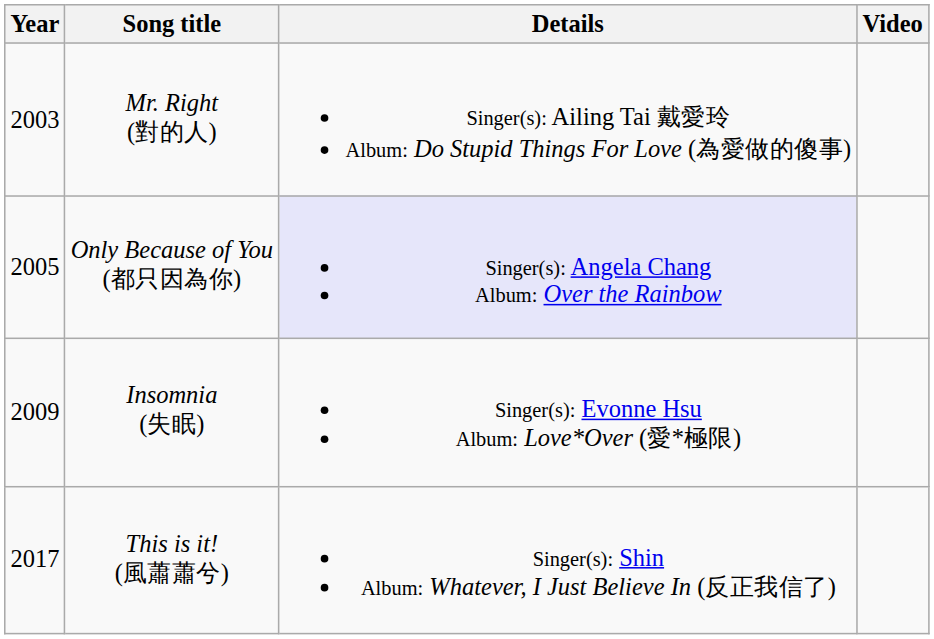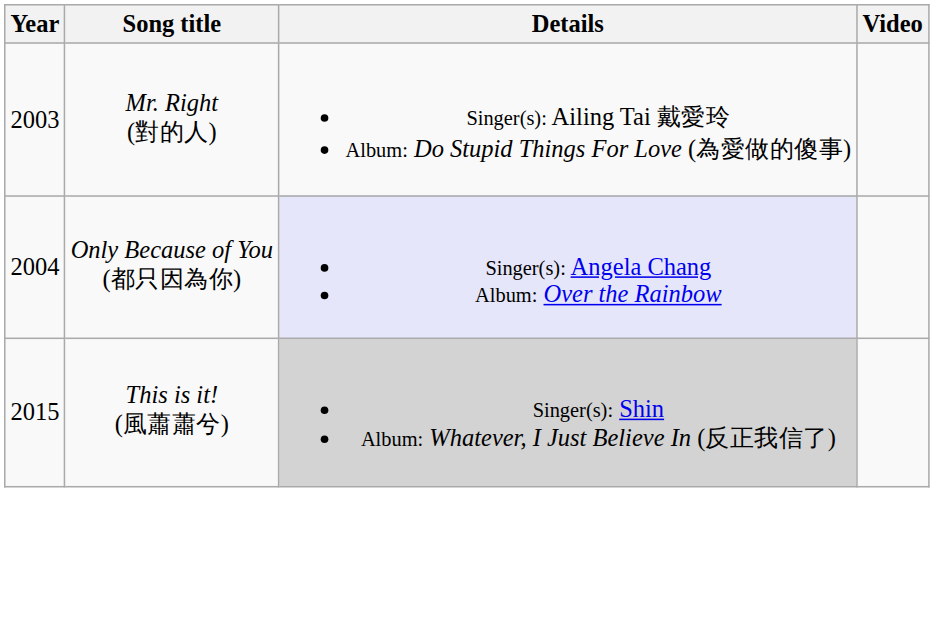(35, 266) 2005 -> (35, 266) 2004
- row: (172, 410)
(35, 559) 2017 -> (35, 411) 2015
(568, 573) no background -> (568, 426) lightgrey background
